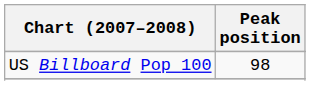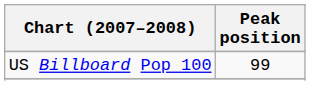(260, 65) 98 -> (260, 65) 99
